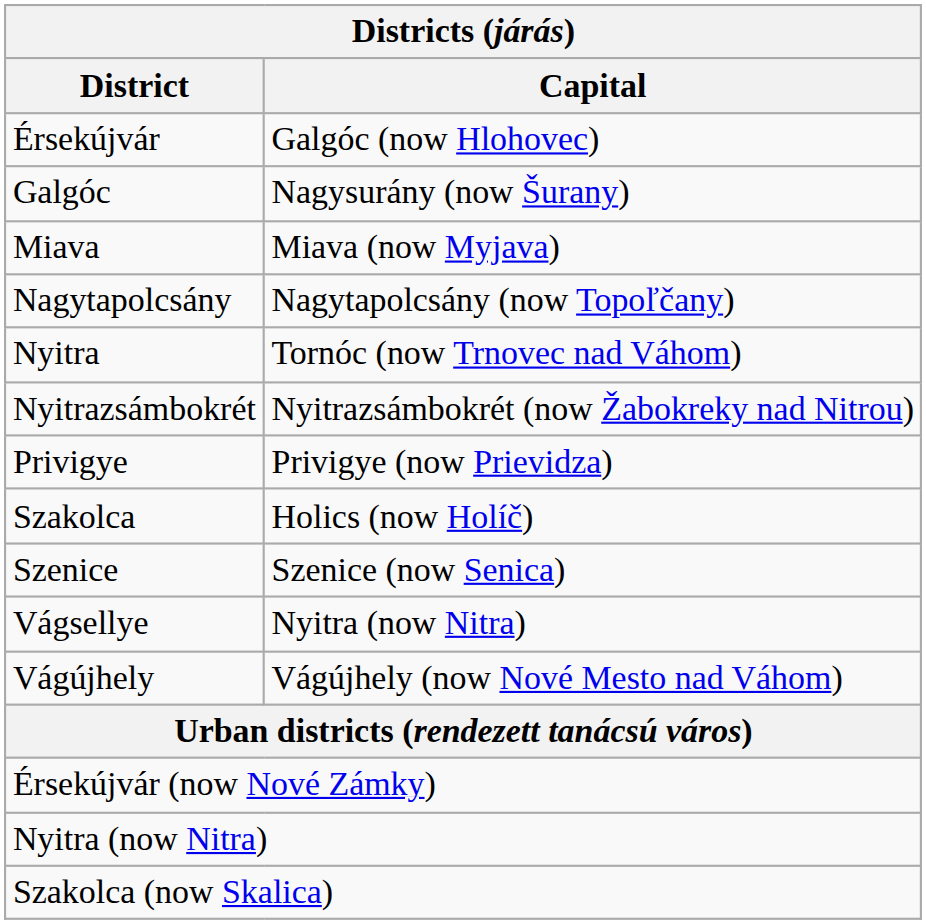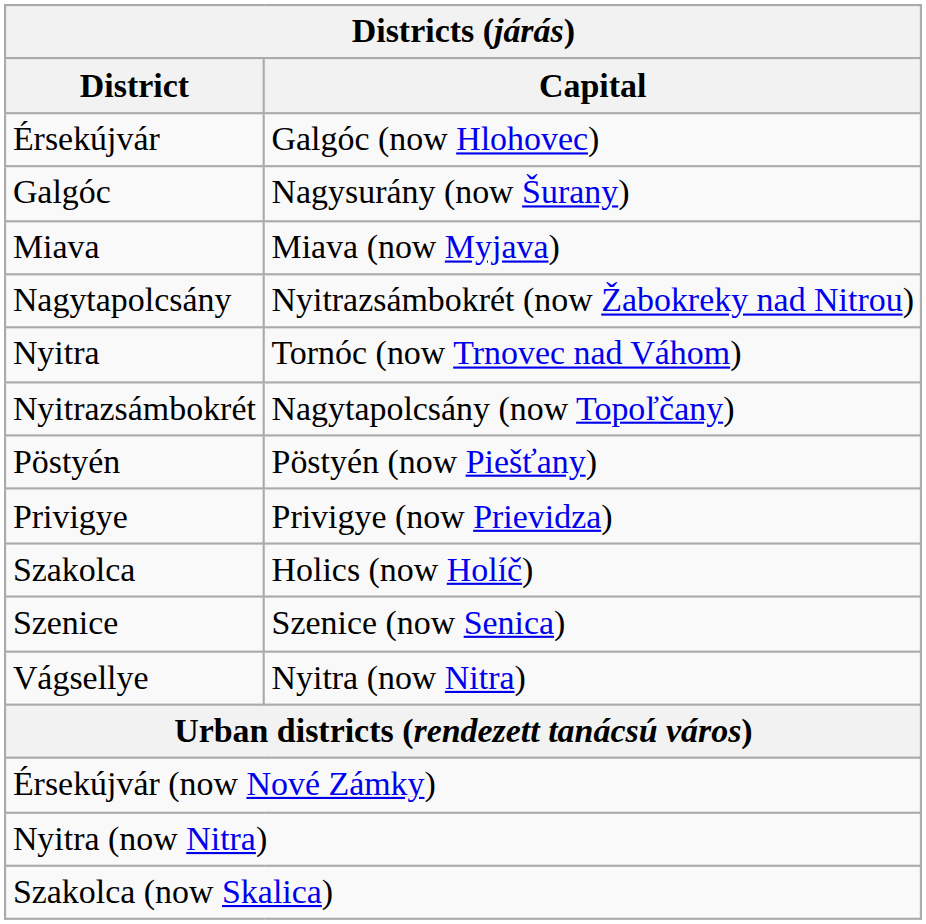(503, 300) Nagytapolcsány (now Topoľčany) -> (593, 300) Nyitrazsámbokrét (now Žabokreky nad Nitrou)
(593, 407) Nyitrazsámbokrét (now Žabokreky nad Nitrou) -> (503, 407) Nagytapolcsány (now Topoľčany)
+ row: (67, 461)
- row: (84, 676)
